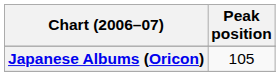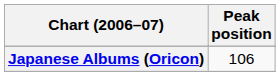(241, 58) 105 -> (241, 58) 106
